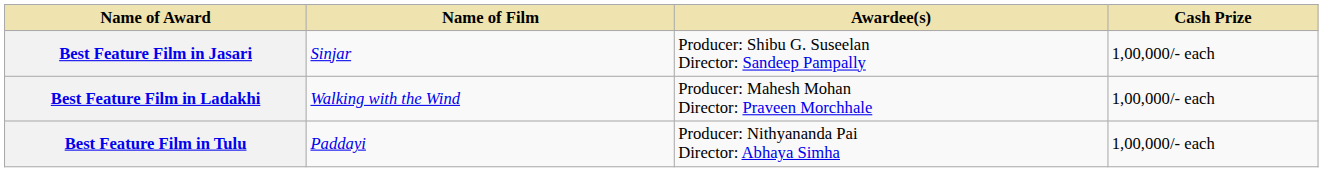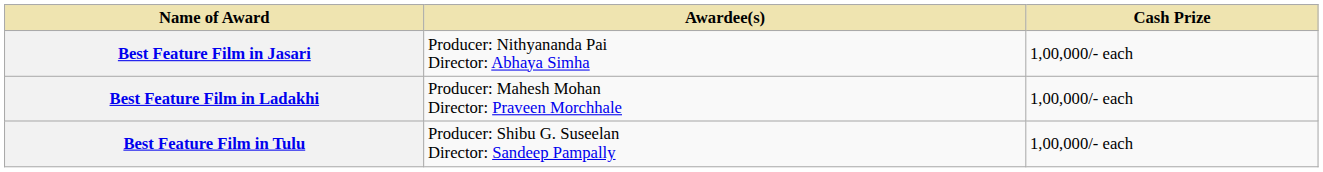- column: (491, 17)
(774, 53) Producer: Shibu G. Suseelan Director: Sandeep Pampally -> (518, 53) Producer: Nithyananda Pai Director: Abhaya Simha
(768, 143) Producer: Nithyananda Pai Director: Abhaya Simha -> (524, 143) Producer: Shibu G. Suseelan Director: Sandeep Pampally
